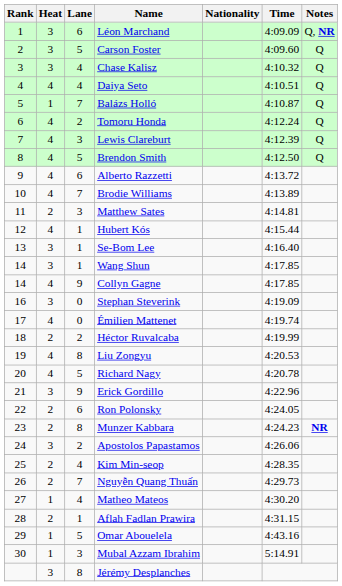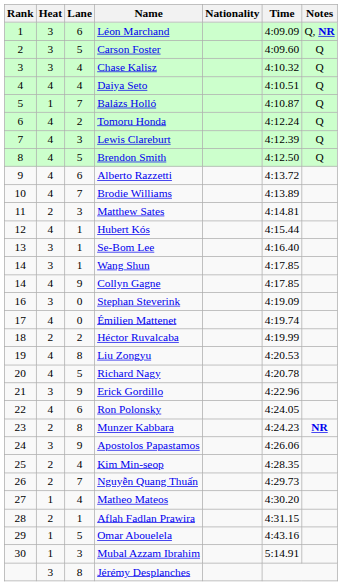(50, 409) 2 -> (50, 409) 4
(80, 445) 2 -> (80, 445) 9
